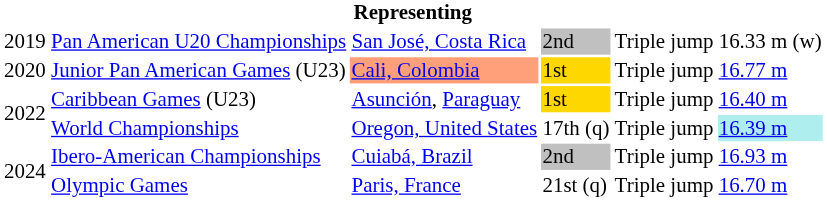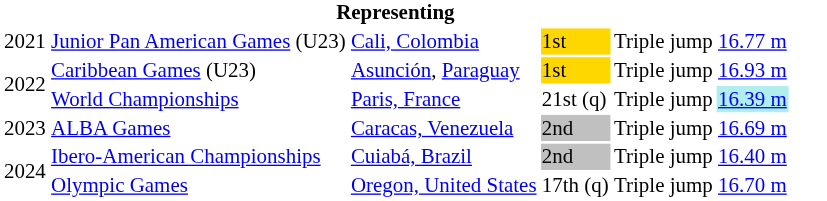- row: (199, 41)
(25, 70) 2020 -> (25, 41) 2021
(416, 70) lightsalmon background -> (415, 41) no background
(753, 99) 16.40 m -> (752, 70) 16.93 m
(444, 127) Oregon, United States -> (406, 99) Paris, France
(576, 127) 17th (q) -> (574, 99) 21st (q)
+ row: (111, 127)
(753, 156) 16.93 m -> (752, 156) 16.40 m
(406, 185) Paris, France -> (444, 185) Oregon, United States
(575, 185) 21st (q) -> (575, 185) 17th (q)
